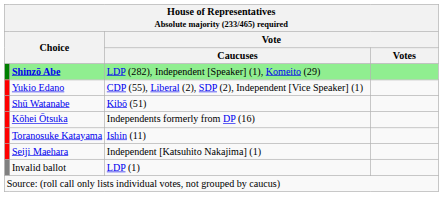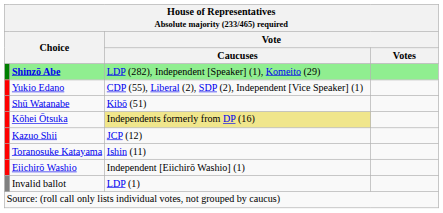(181, 119) no background -> (181, 119) khaki background
+ row: (34, 135)
- row: (40, 151)
+ row: (44, 167)
